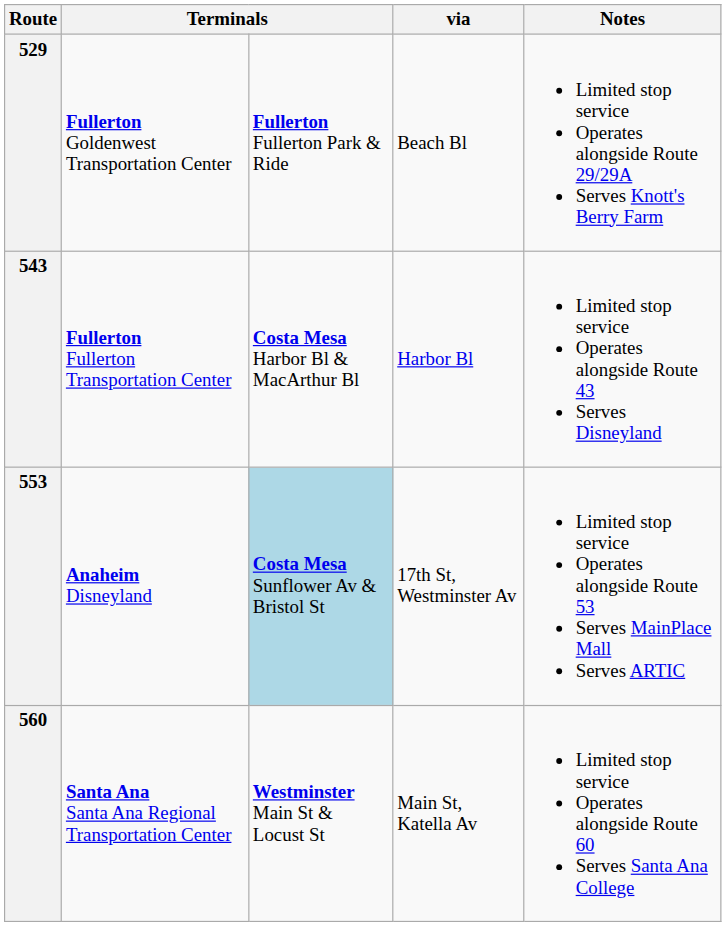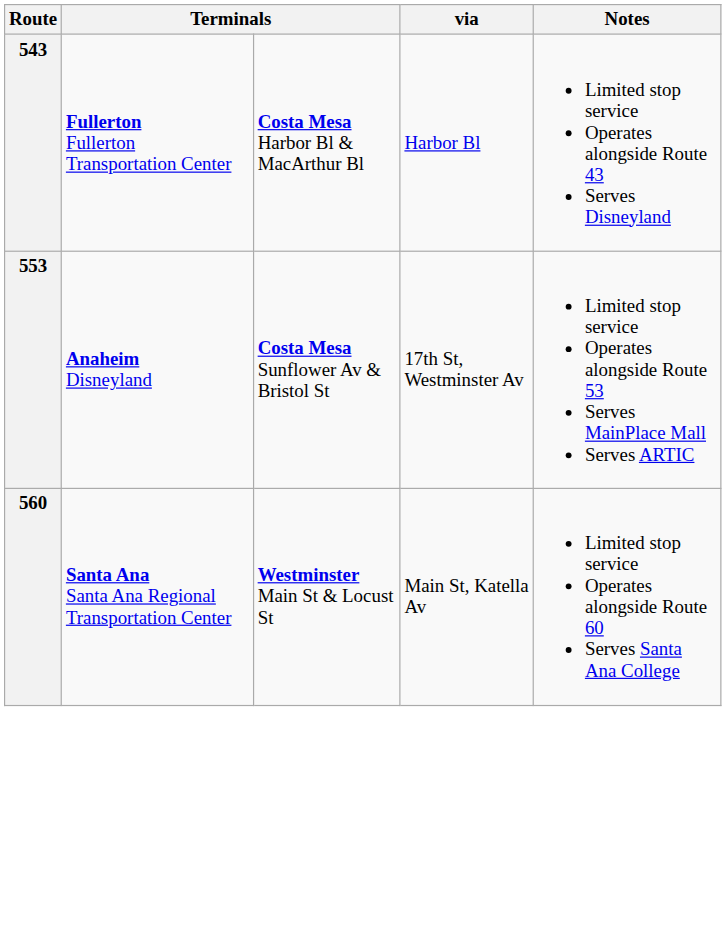- row: (33, 49)
(315, 586) lightblue background -> (319, 369) no background
